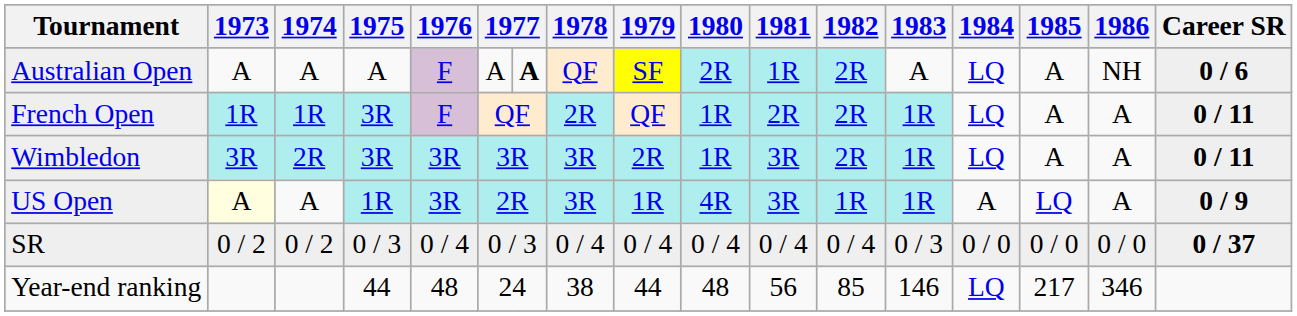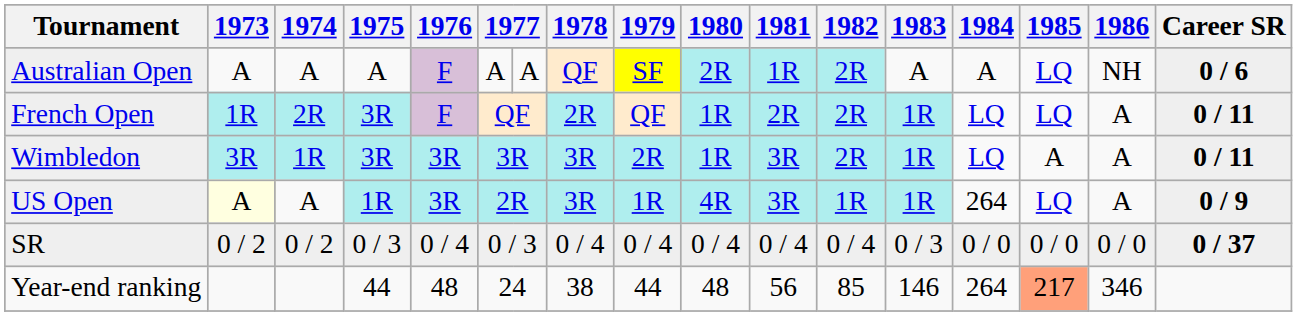(529, 69) bold -> (529, 69) normal
(986, 69) LQ -> (986, 69) A
(1054, 69) A -> (1054, 69) LQ
(309, 113) 1R -> (309, 113) 2R
(1054, 113) A -> (1054, 113) LQ
(309, 157) 2R -> (309, 157) 1R
(986, 200) A -> (986, 200) 264
(986, 288) LQ -> (986, 288) 264
(1054, 288) no background -> (1054, 288) lightsalmon background
